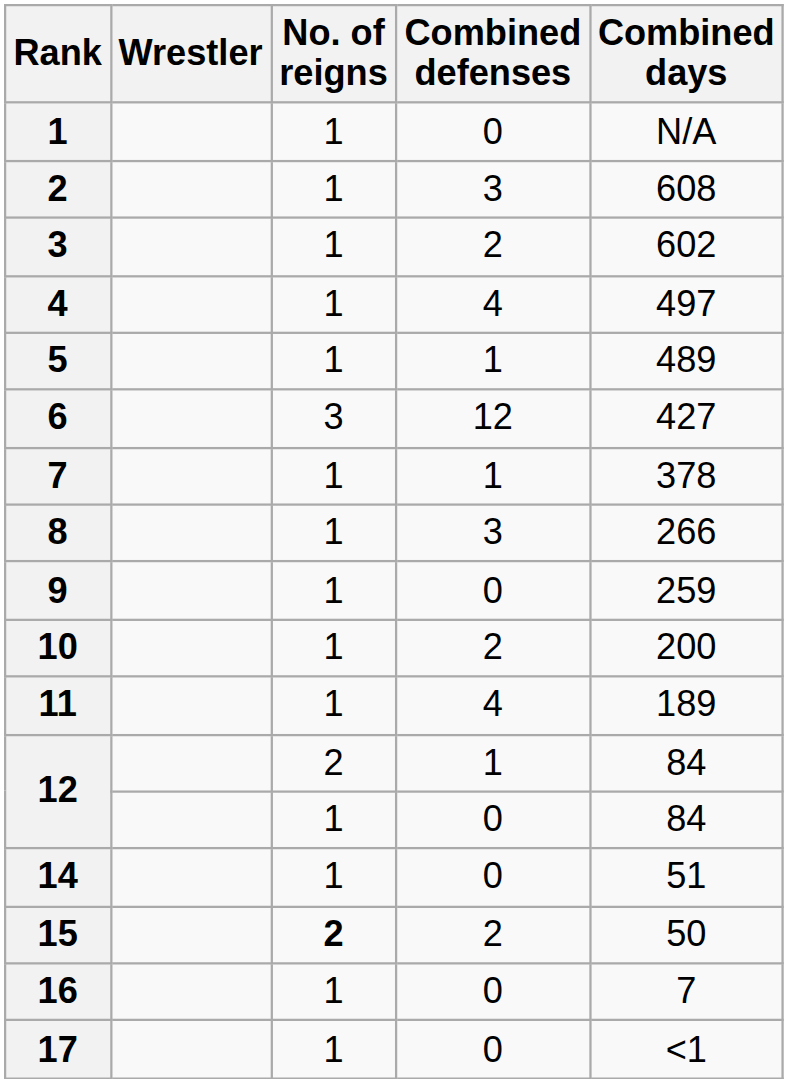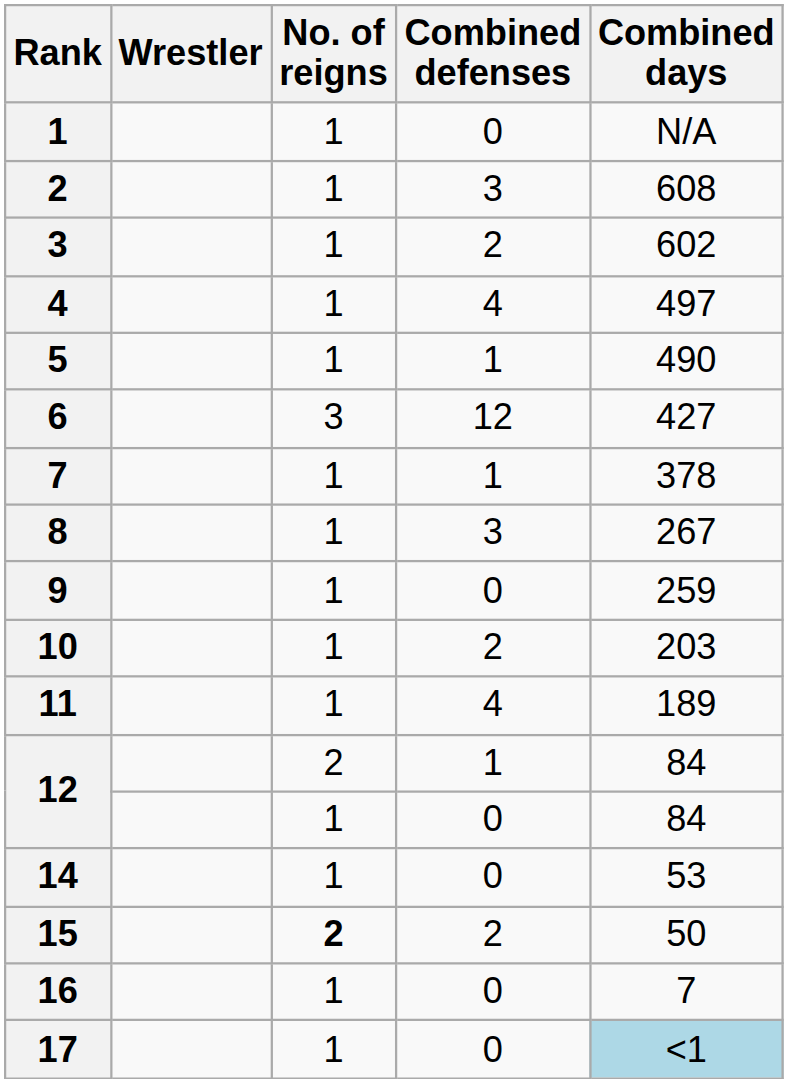(686, 360) 489 -> (686, 360) 490
(686, 532) 266 -> (686, 532) 267
(686, 647) 200 -> (686, 647) 203
(686, 876) 51 -> (686, 876) 53
(686, 1048) no background -> (686, 1048) lightblue background
